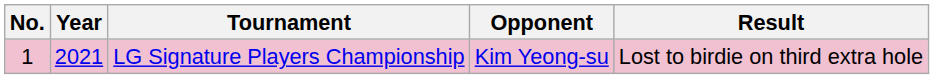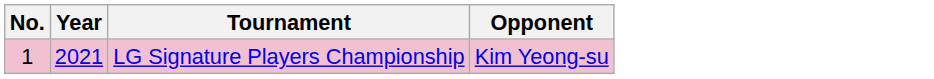- column: (771, 22)
